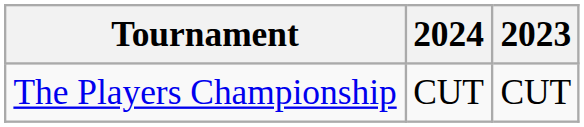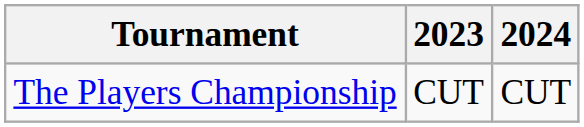columns swapped: (536, 33) <-> (449, 33)
